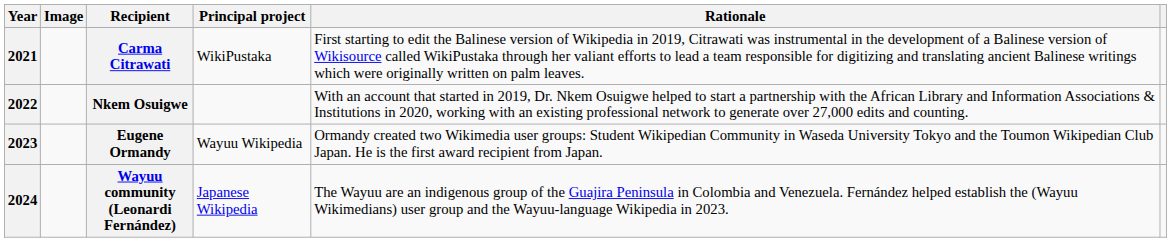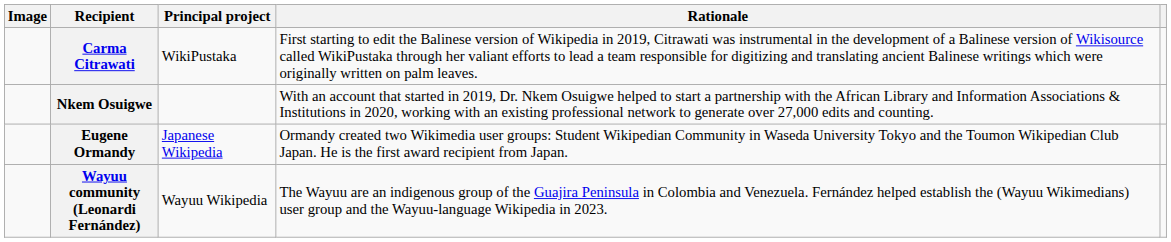- column: (23, 16)
(250, 144) Wayuu Wikipedia -> (192, 144) Japanese Wikipedia
(227, 200) Japanese Wikipedia -> (215, 200) Wayuu Wikipedia
